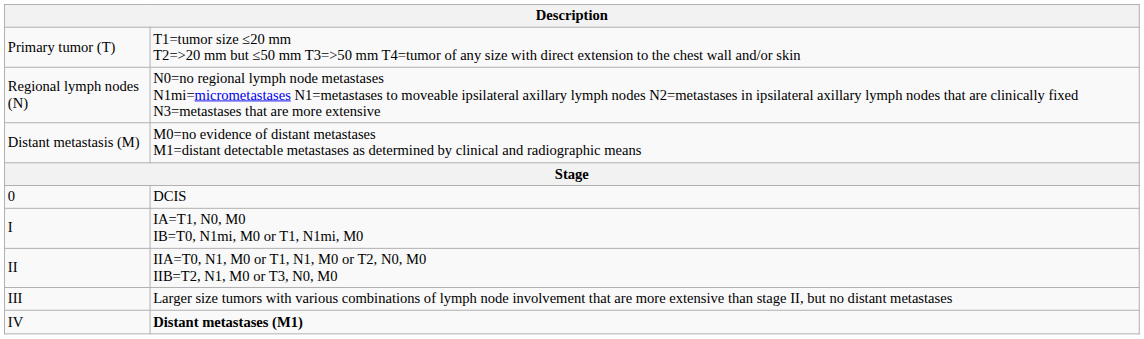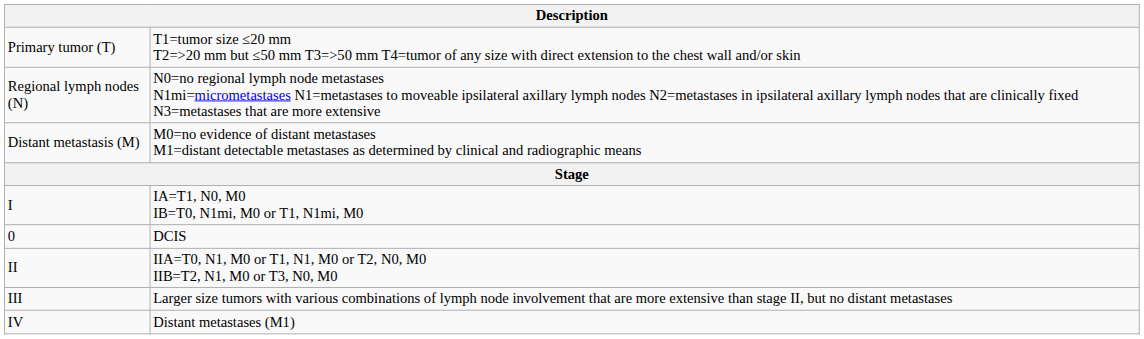rows swapped: (11, 197) <-> (10, 228)
(228, 322) bold -> (224, 322) normal
